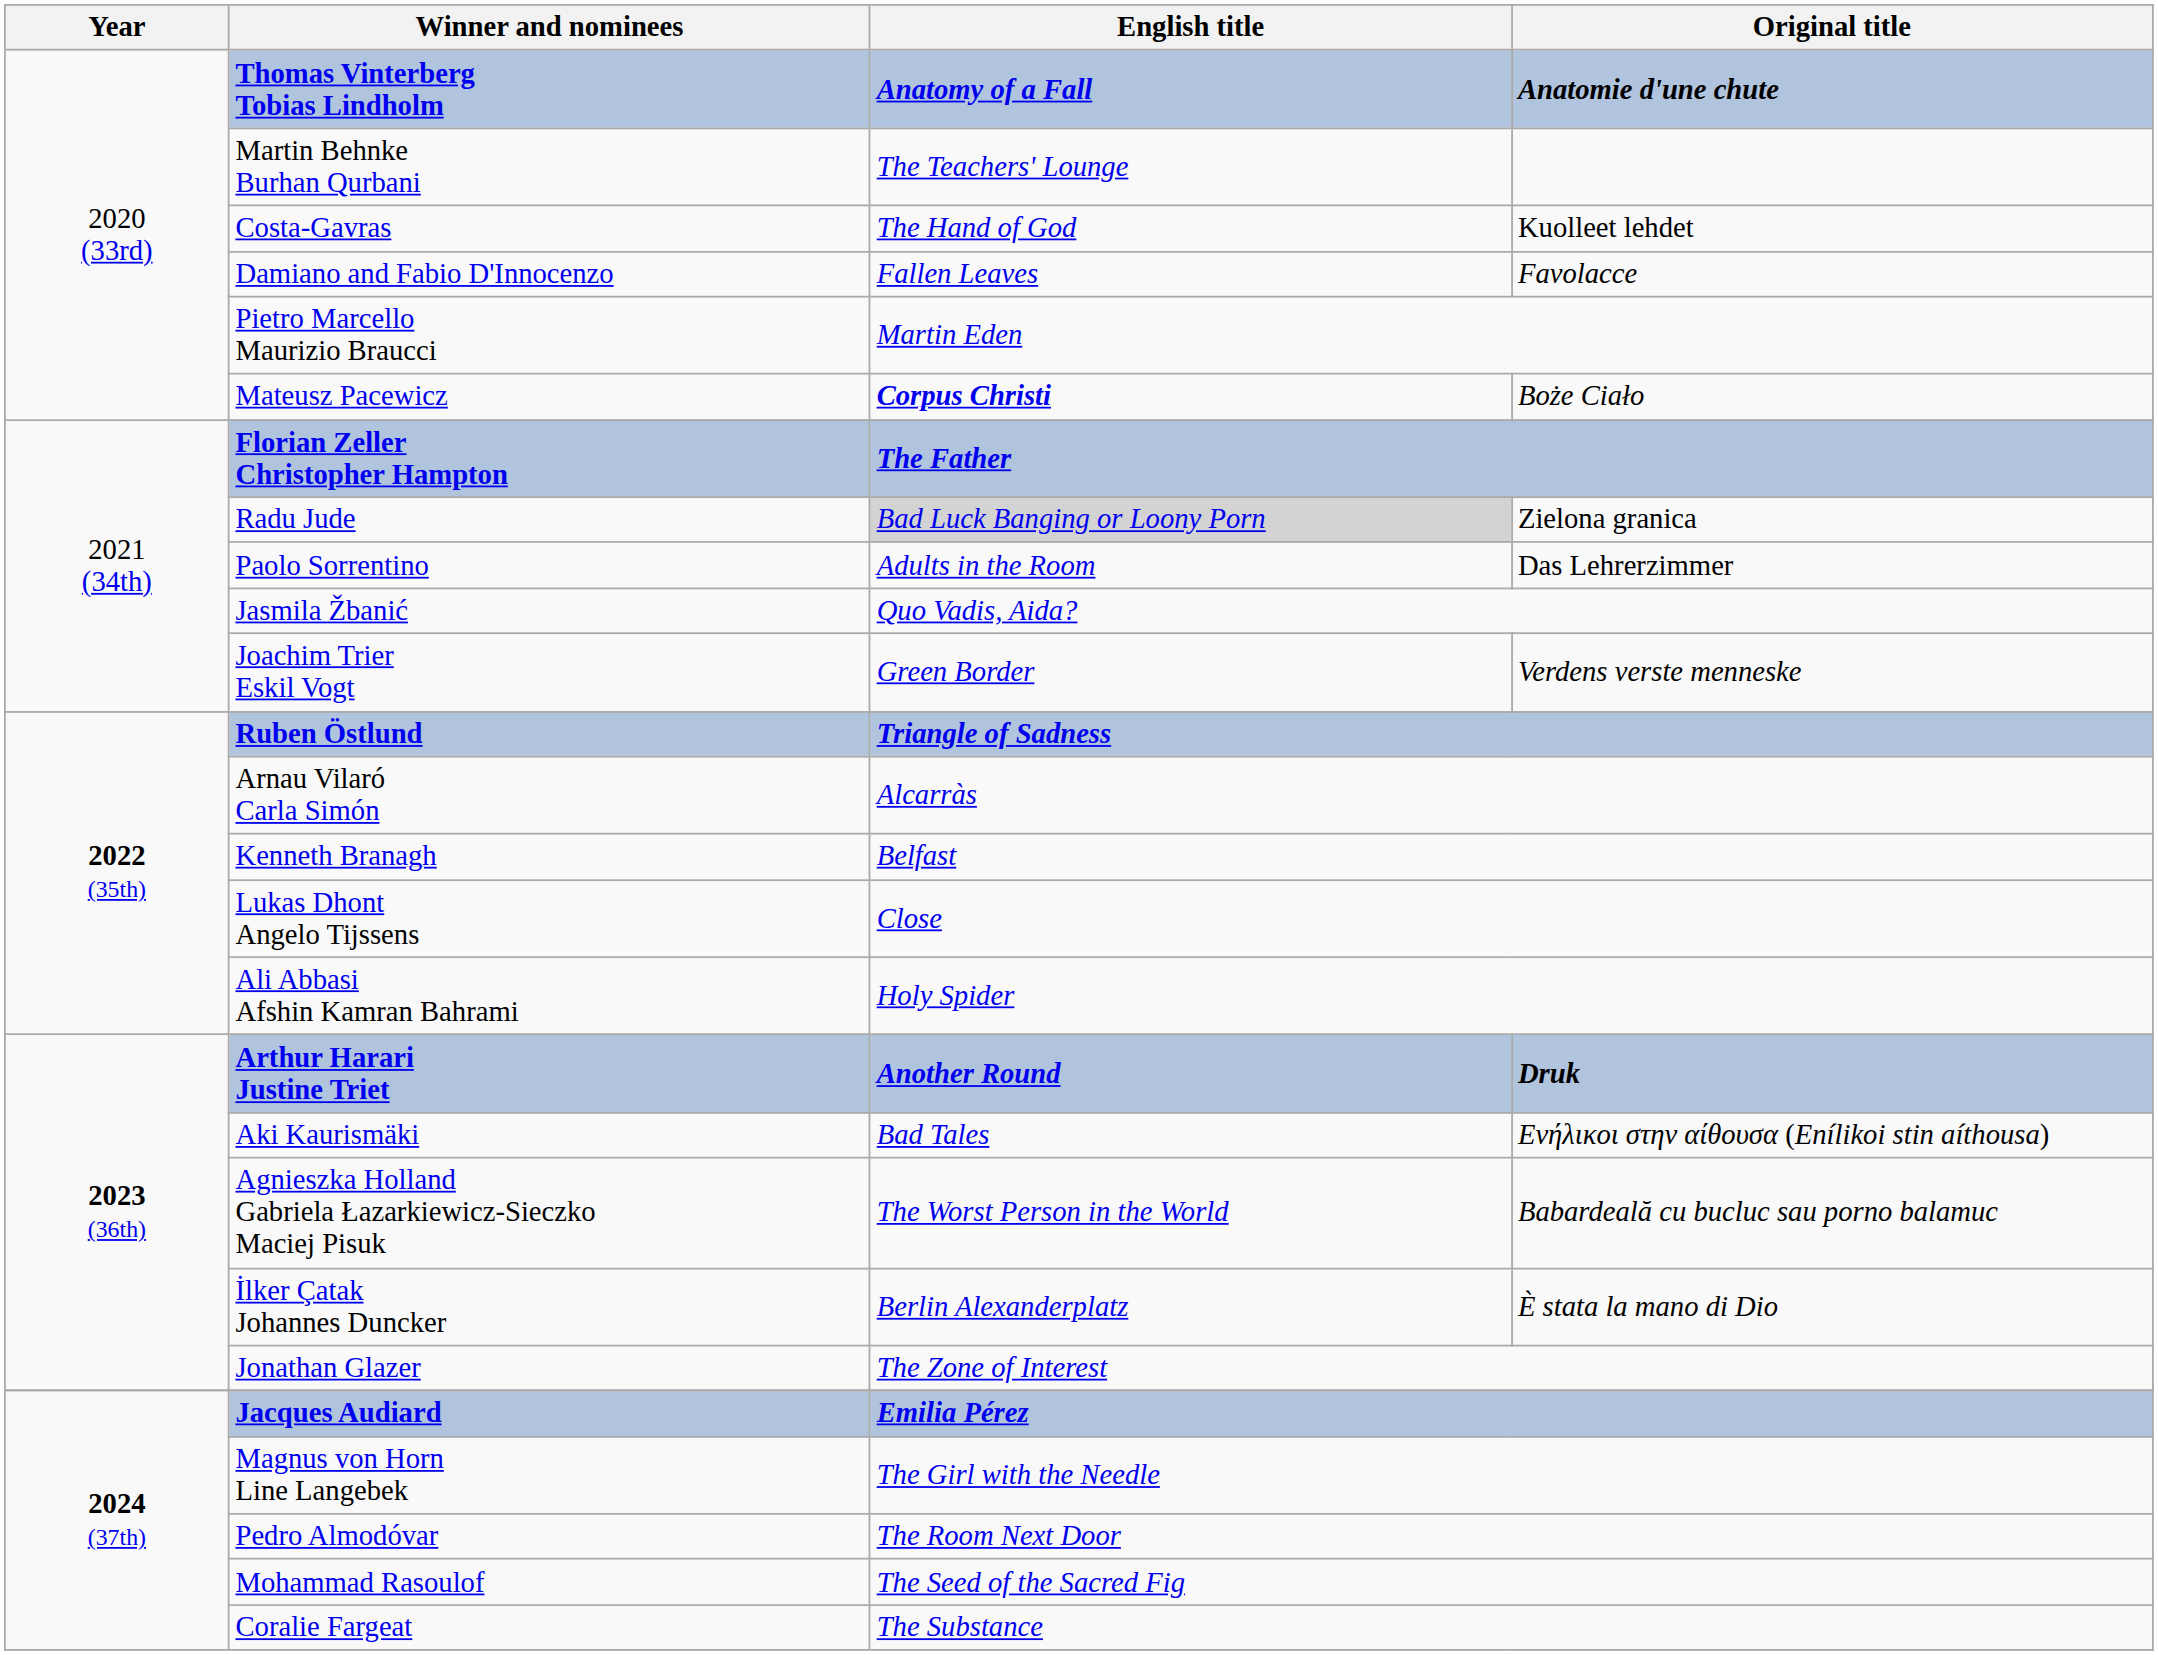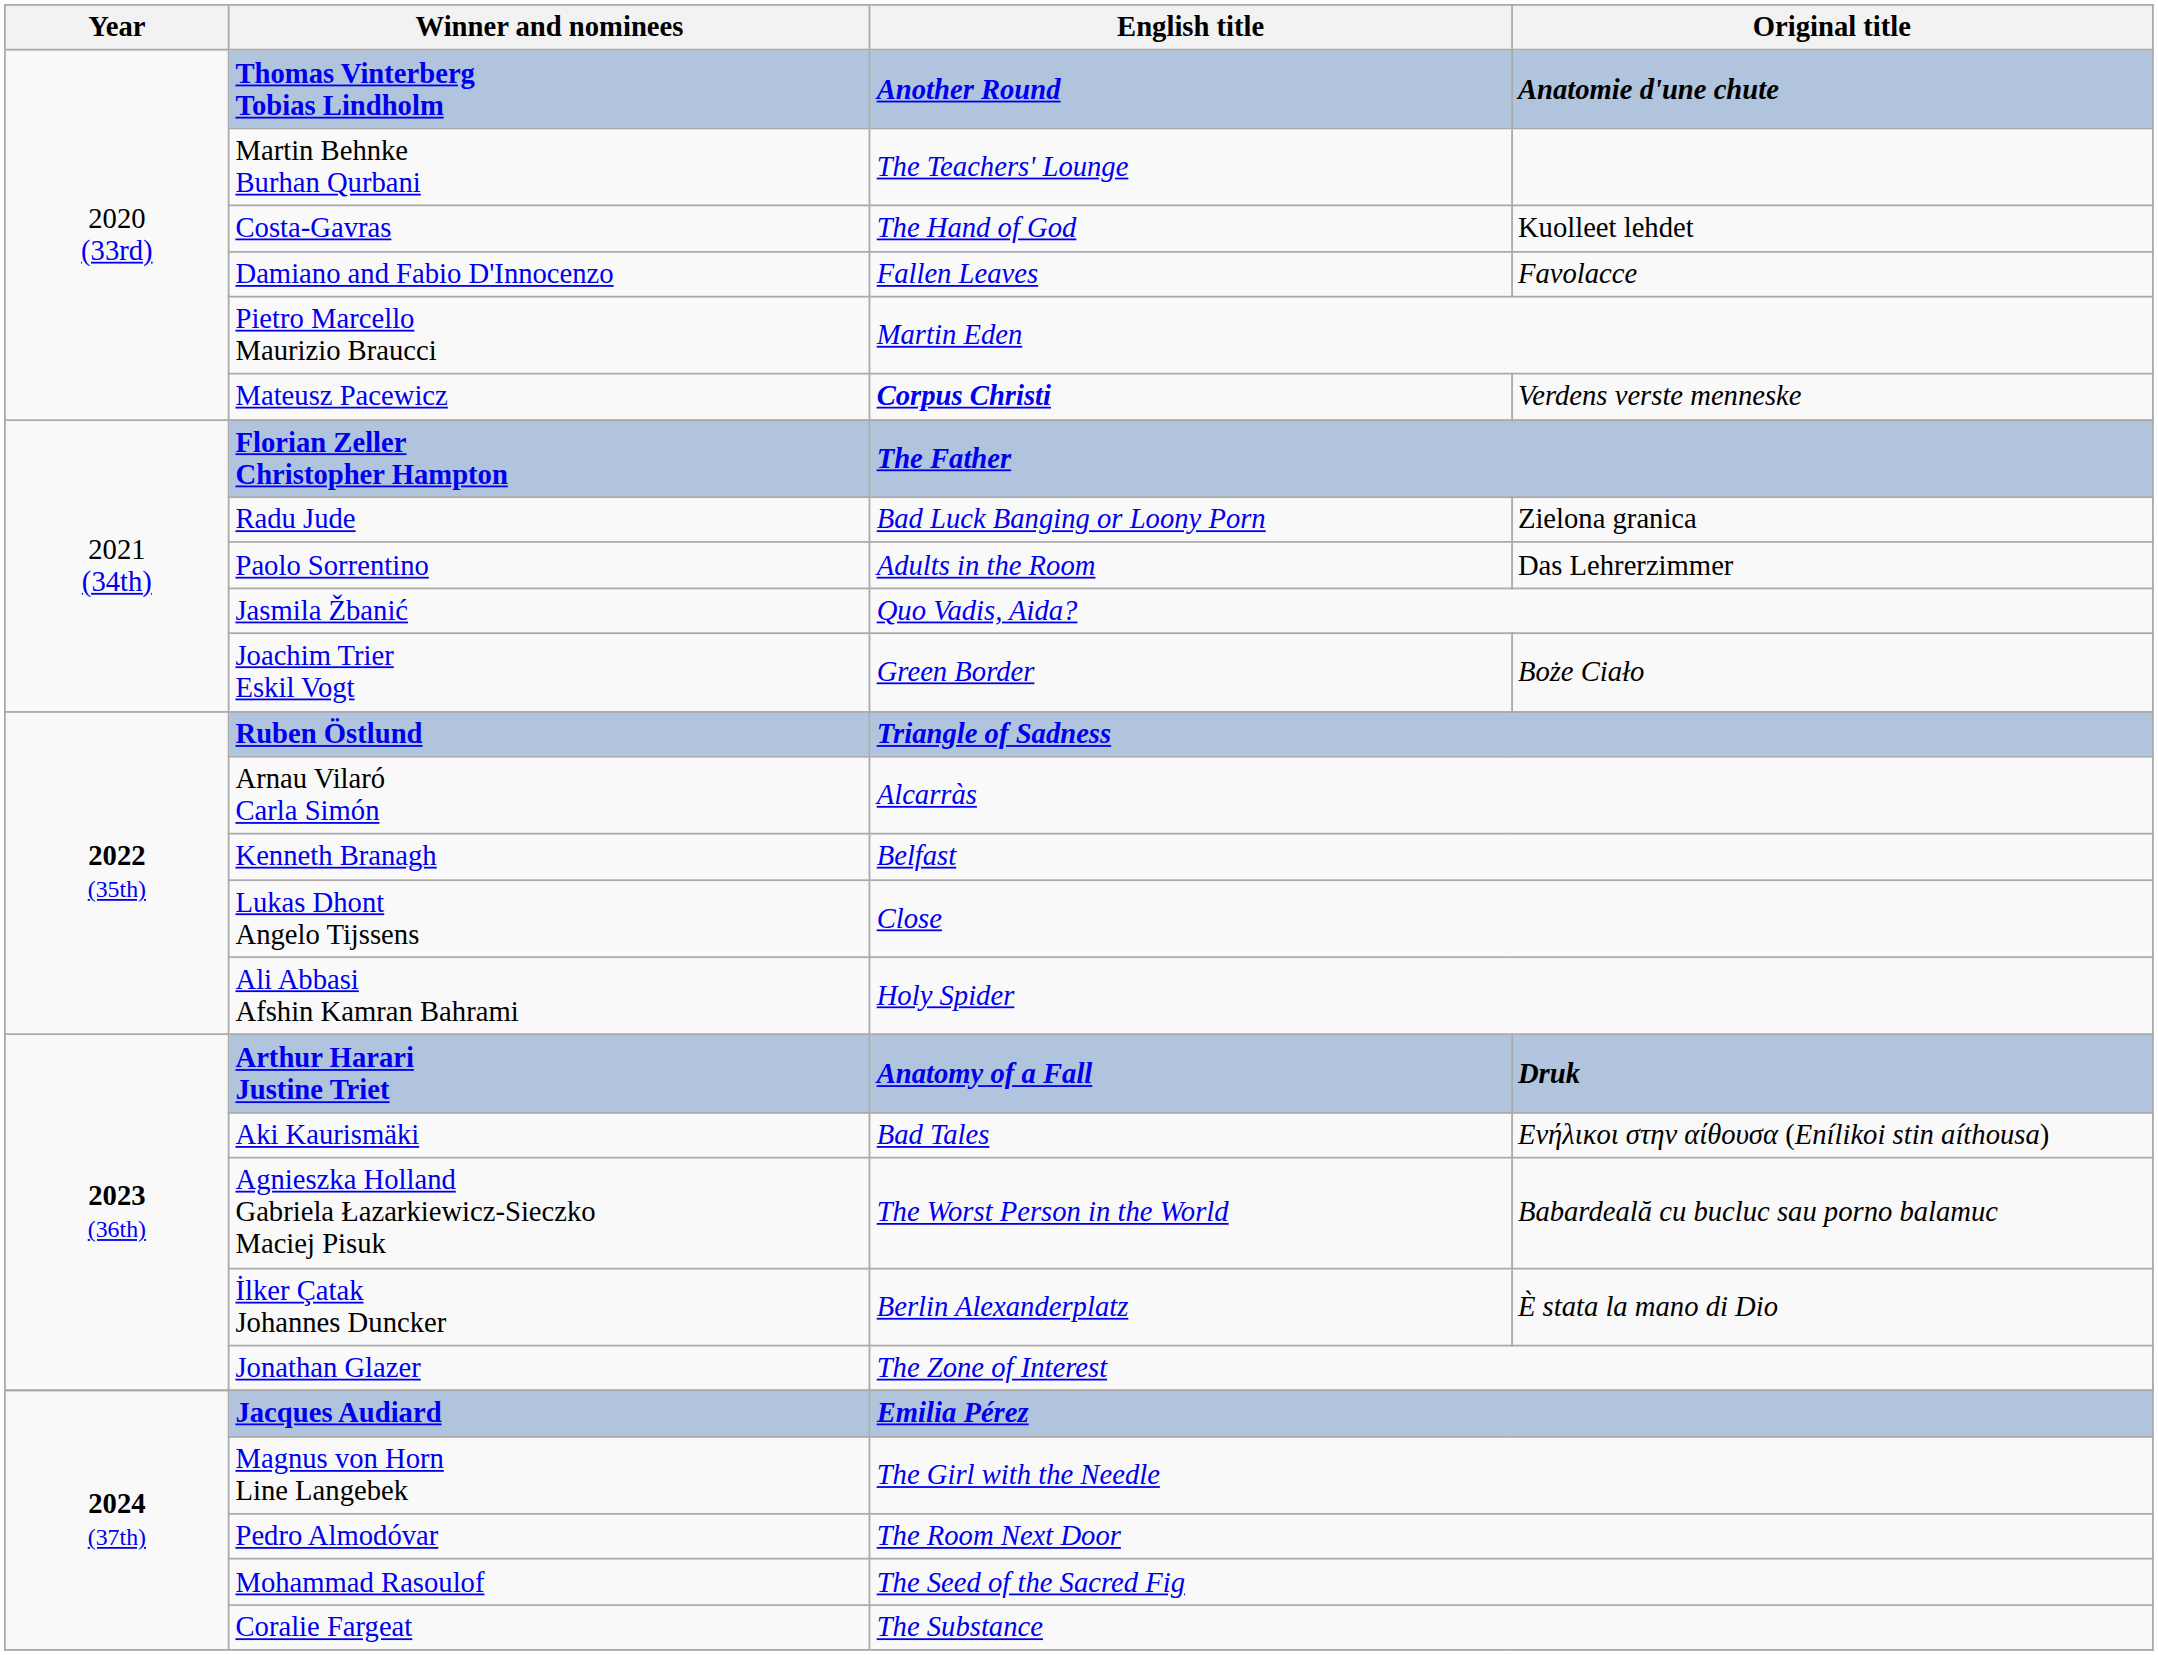(984, 88) Anatomy of a Fall -> (969, 88) Another Round
(1581, 396) Boże Ciało -> (1660, 396) Verdens verste menneske
(1071, 519) lightgrey background -> (1071, 519) no background
(1660, 671) Verdens verste menneske -> (1581, 671) Boże Ciało
(969, 1073) Another Round -> (984, 1073) Anatomy of a Fall
